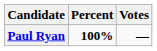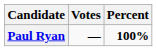columns swapped: (134, 14) <-> (92, 14)
